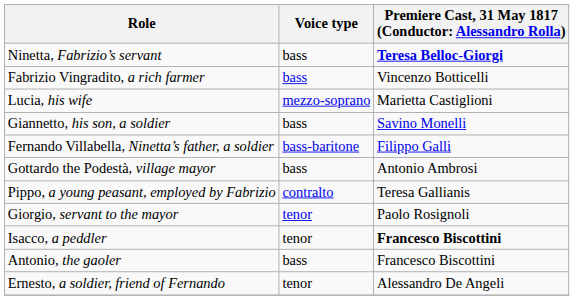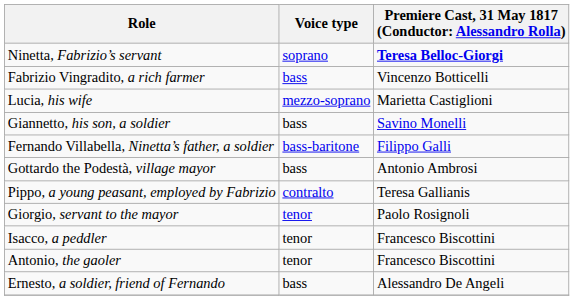(295, 54) bass -> (305, 54) soprano
(439, 237) bold -> (436, 237) normal
(295, 260) bass -> (297, 260) tenor
(297, 283) tenor -> (295, 283) bass
